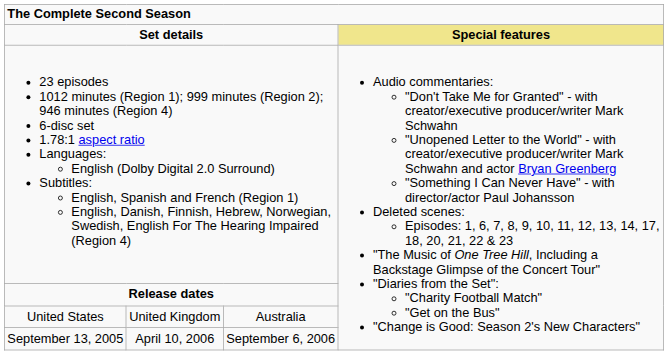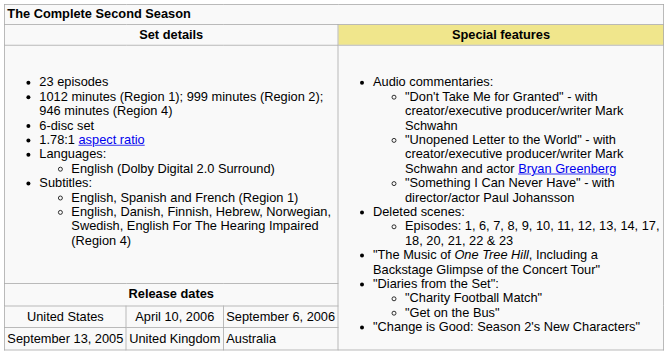(175, 316) United Kingdom -> (175, 316) April 10, 2006
(281, 316) Australia -> (281, 316) September 6, 2006
(175, 339) April 10, 2006 -> (175, 339) United Kingdom
(281, 339) September 6, 2006 -> (251, 339) Australia
